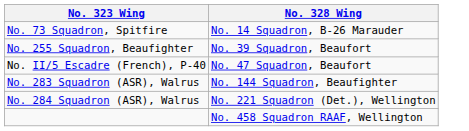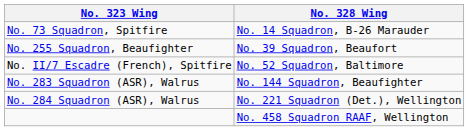- row: (106, 65)
+ row: (119, 65)
